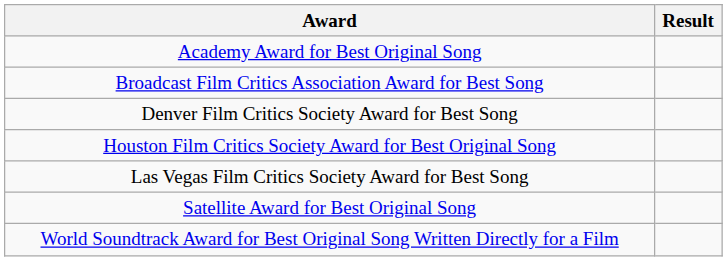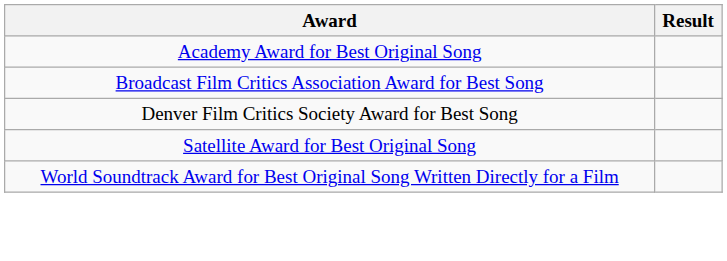- row: (330, 145)
- row: (330, 176)
